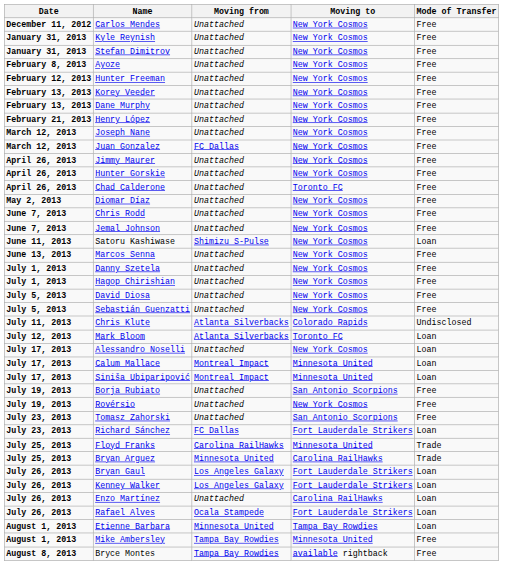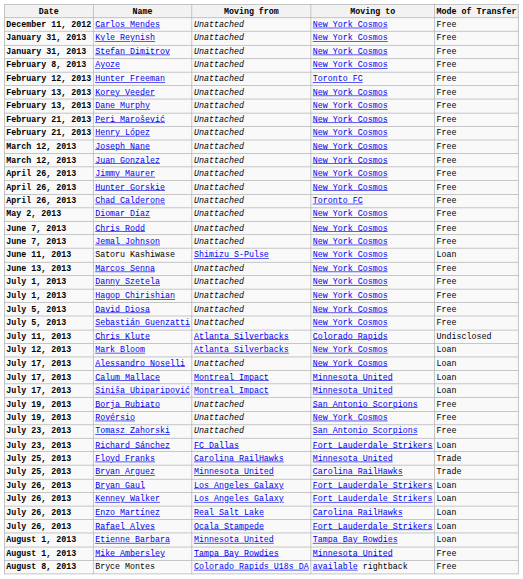(330, 79) New York Cosmos -> (338, 79) Toronto FC
+ row: (130, 120)
(216, 147) FC Dallas -> (219, 160) Unattached
(318, 337) Toronto FC -> (350, 350) New York Cosmos
(219, 499) Unattached -> (229, 513) Real Salt Lake
(236, 553) Tampa Bay Rowdies -> (251, 567) Colorado Rapids U18s DA
